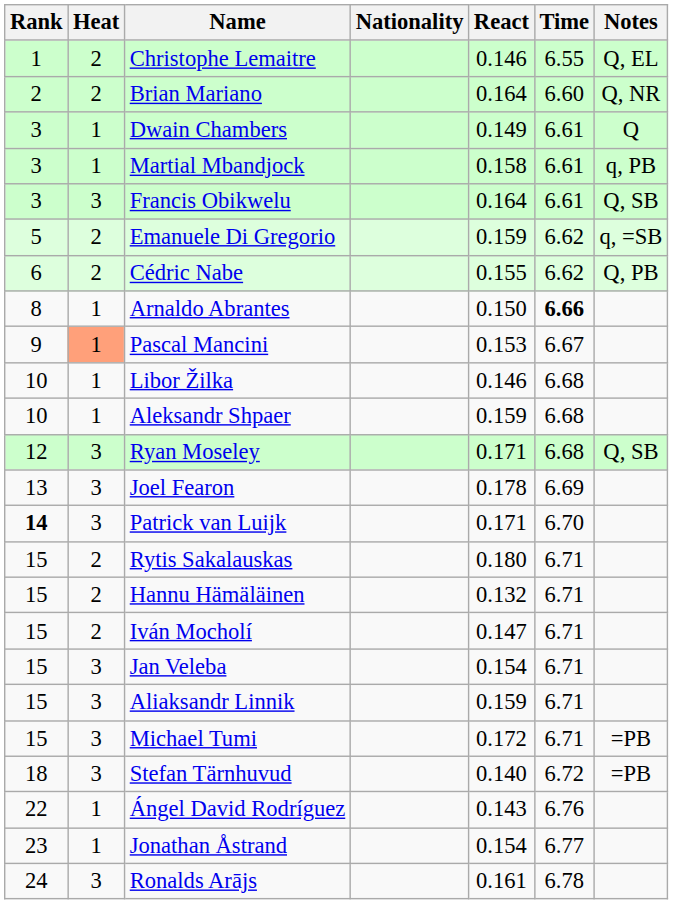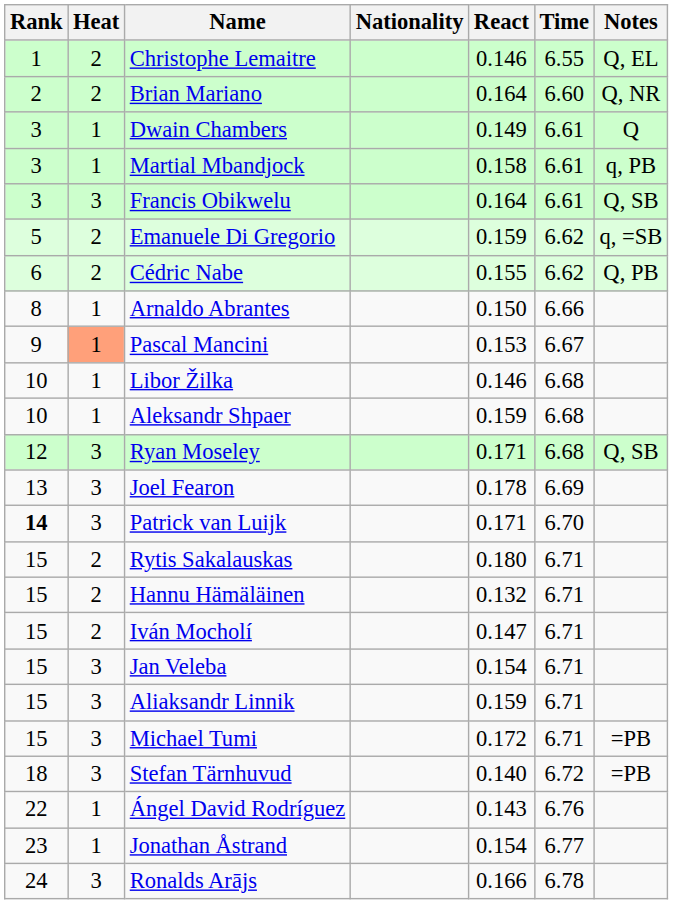(564, 308) bold -> (564, 308) normal
(501, 881) 0.161 -> (501, 881) 0.166
